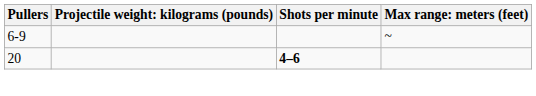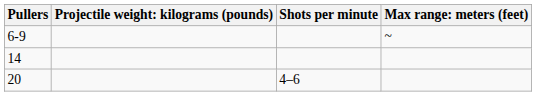+ row: (14, 58)
(290, 58) bold -> (290, 79) normal
